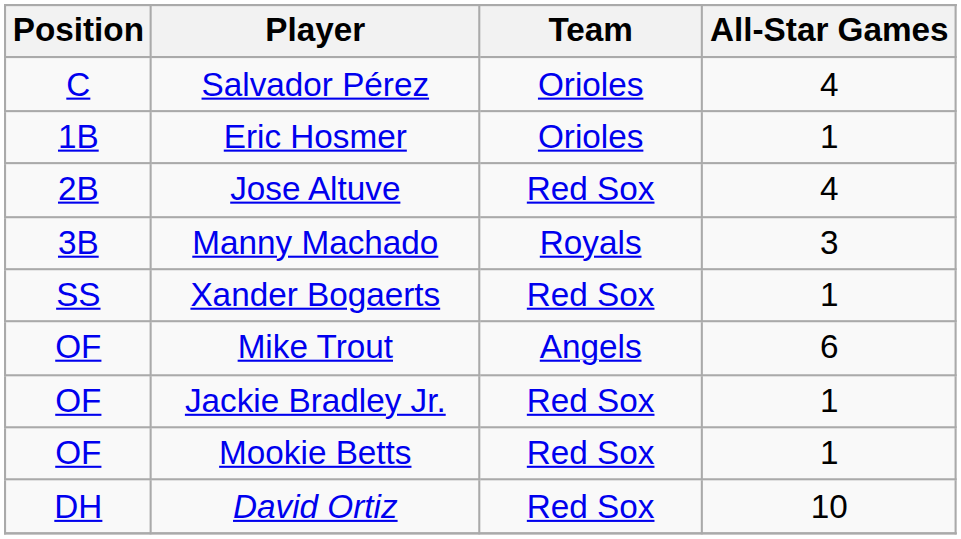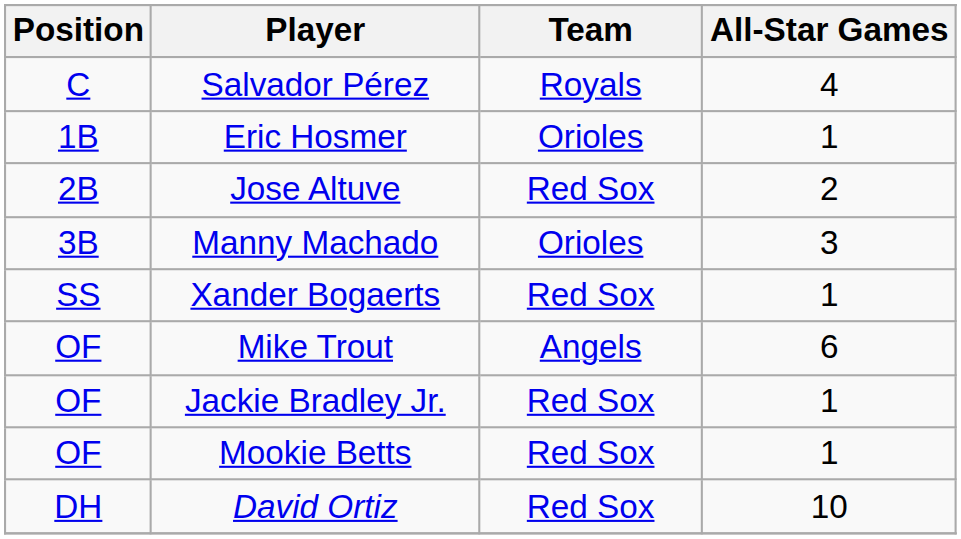(591, 83) Orioles -> (591, 83) Royals
(829, 189) 4 -> (829, 189) 2
(591, 242) Royals -> (591, 242) Orioles
